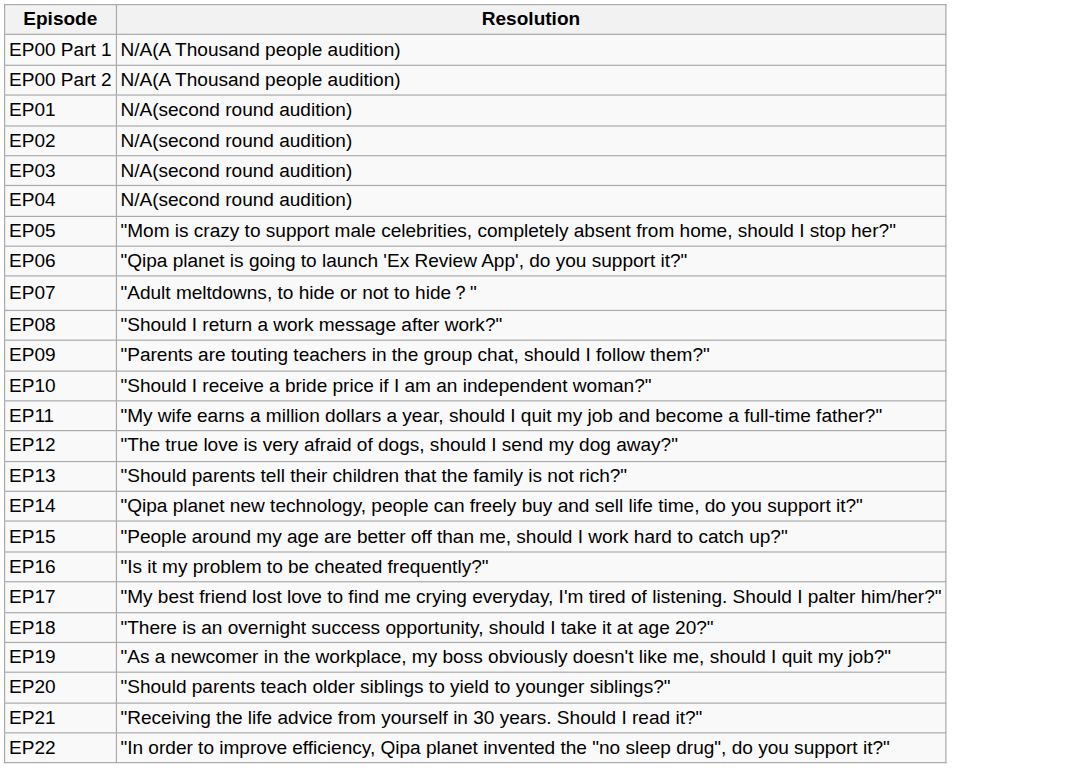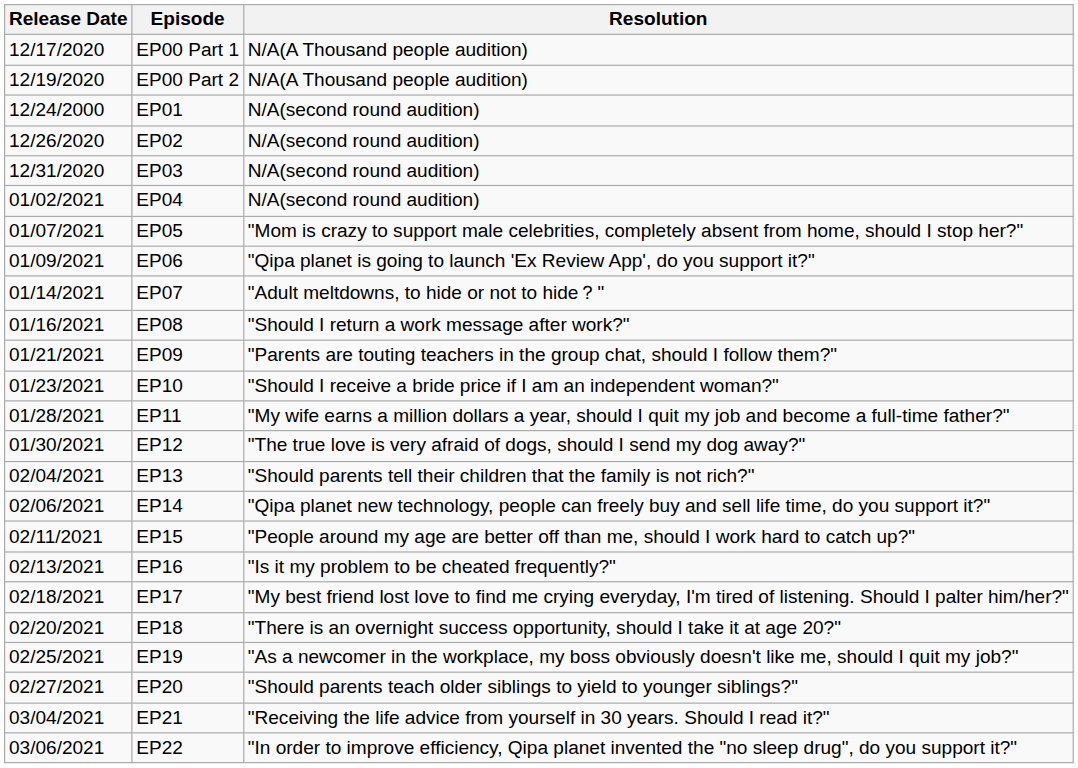+ column: (68, 19)
